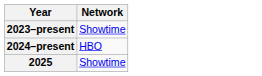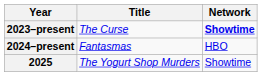+ column: (140, 12)
(102, 29) normal -> (230, 29) bold
